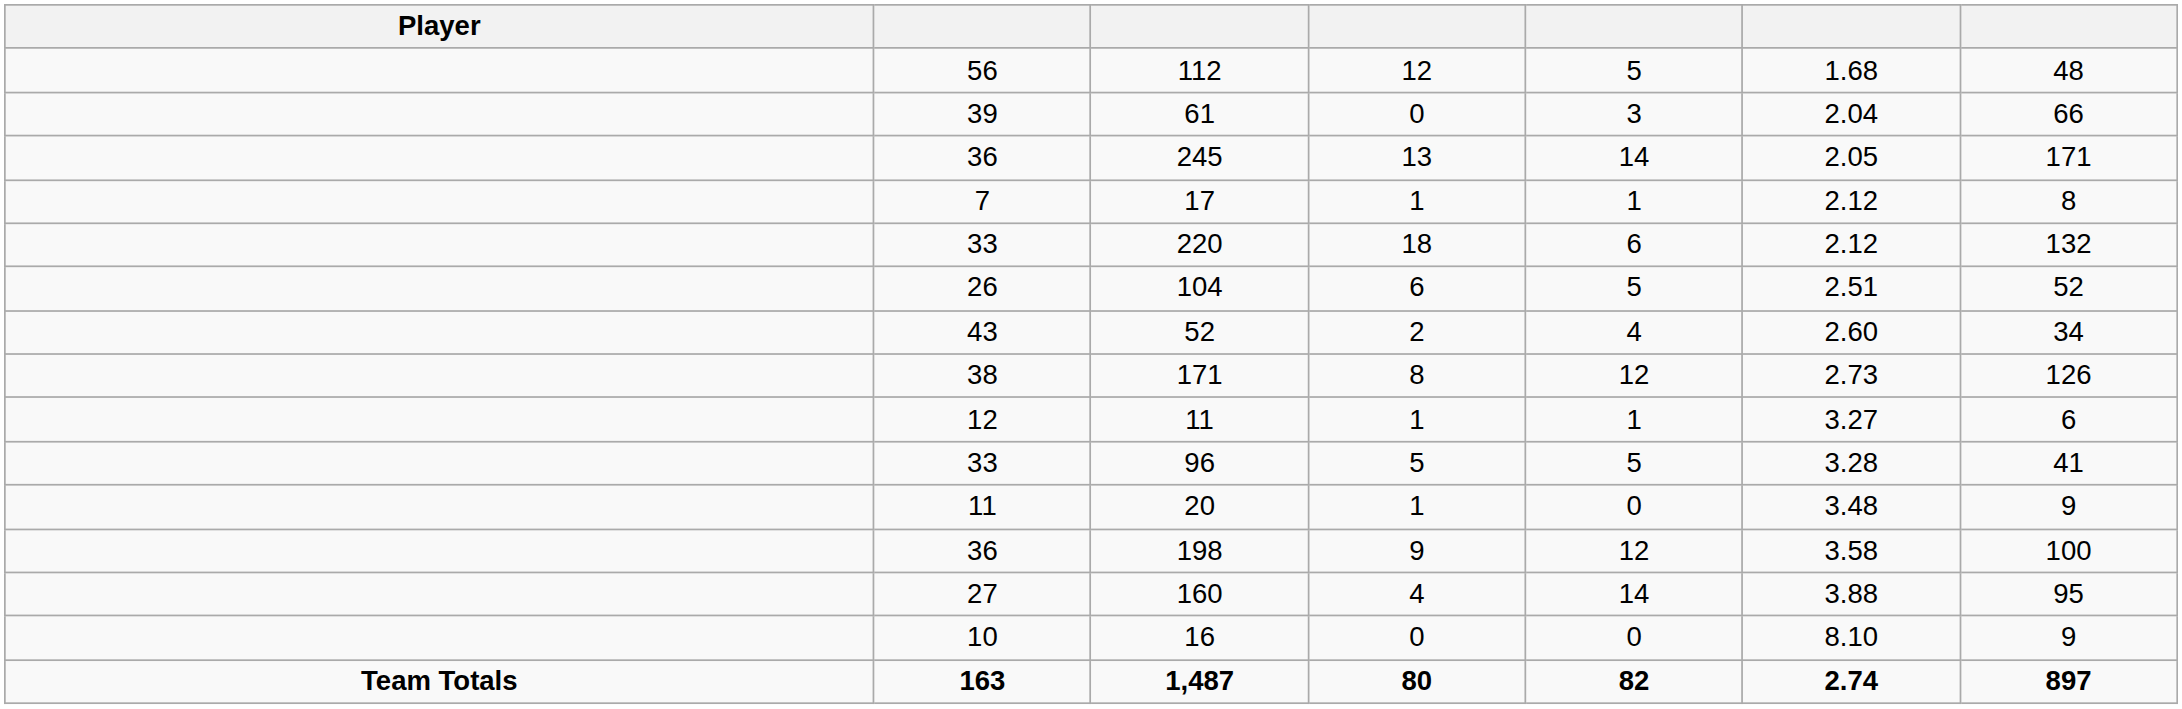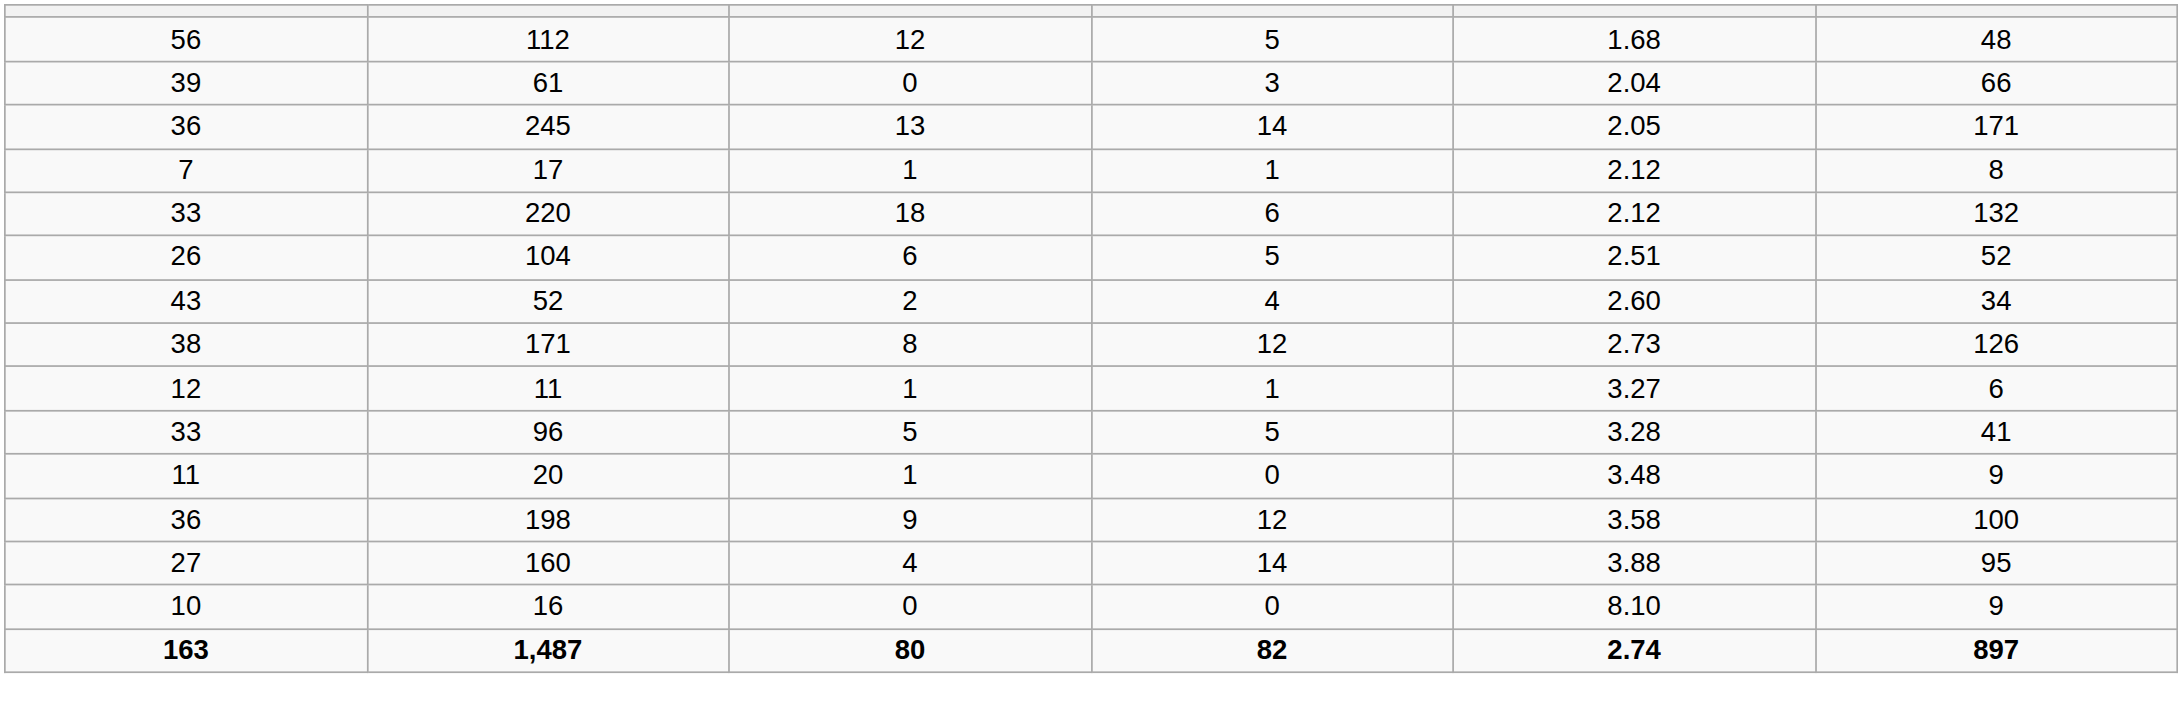- column: (439, 26)
